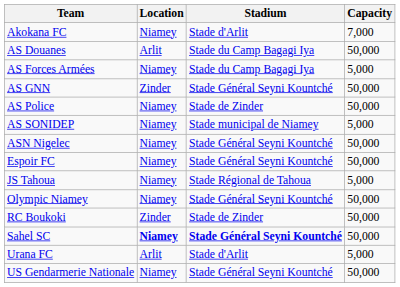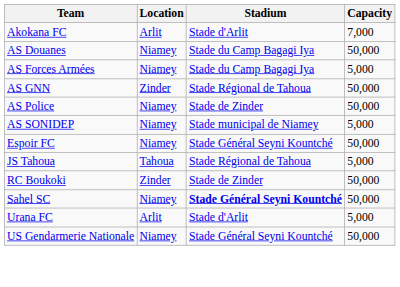(158, 32) Niamey -> (151, 32) Arlit
(151, 50) Arlit -> (158, 50) Niamey
(261, 87) Stade Général Seyni Kountché -> (250, 87) Stade Régional de Tahoua
- row: (38, 143)
(158, 180) Niamey -> (157, 161) Tahoua
- row: (47, 198)
(159, 236) bold -> (158, 198) normal
